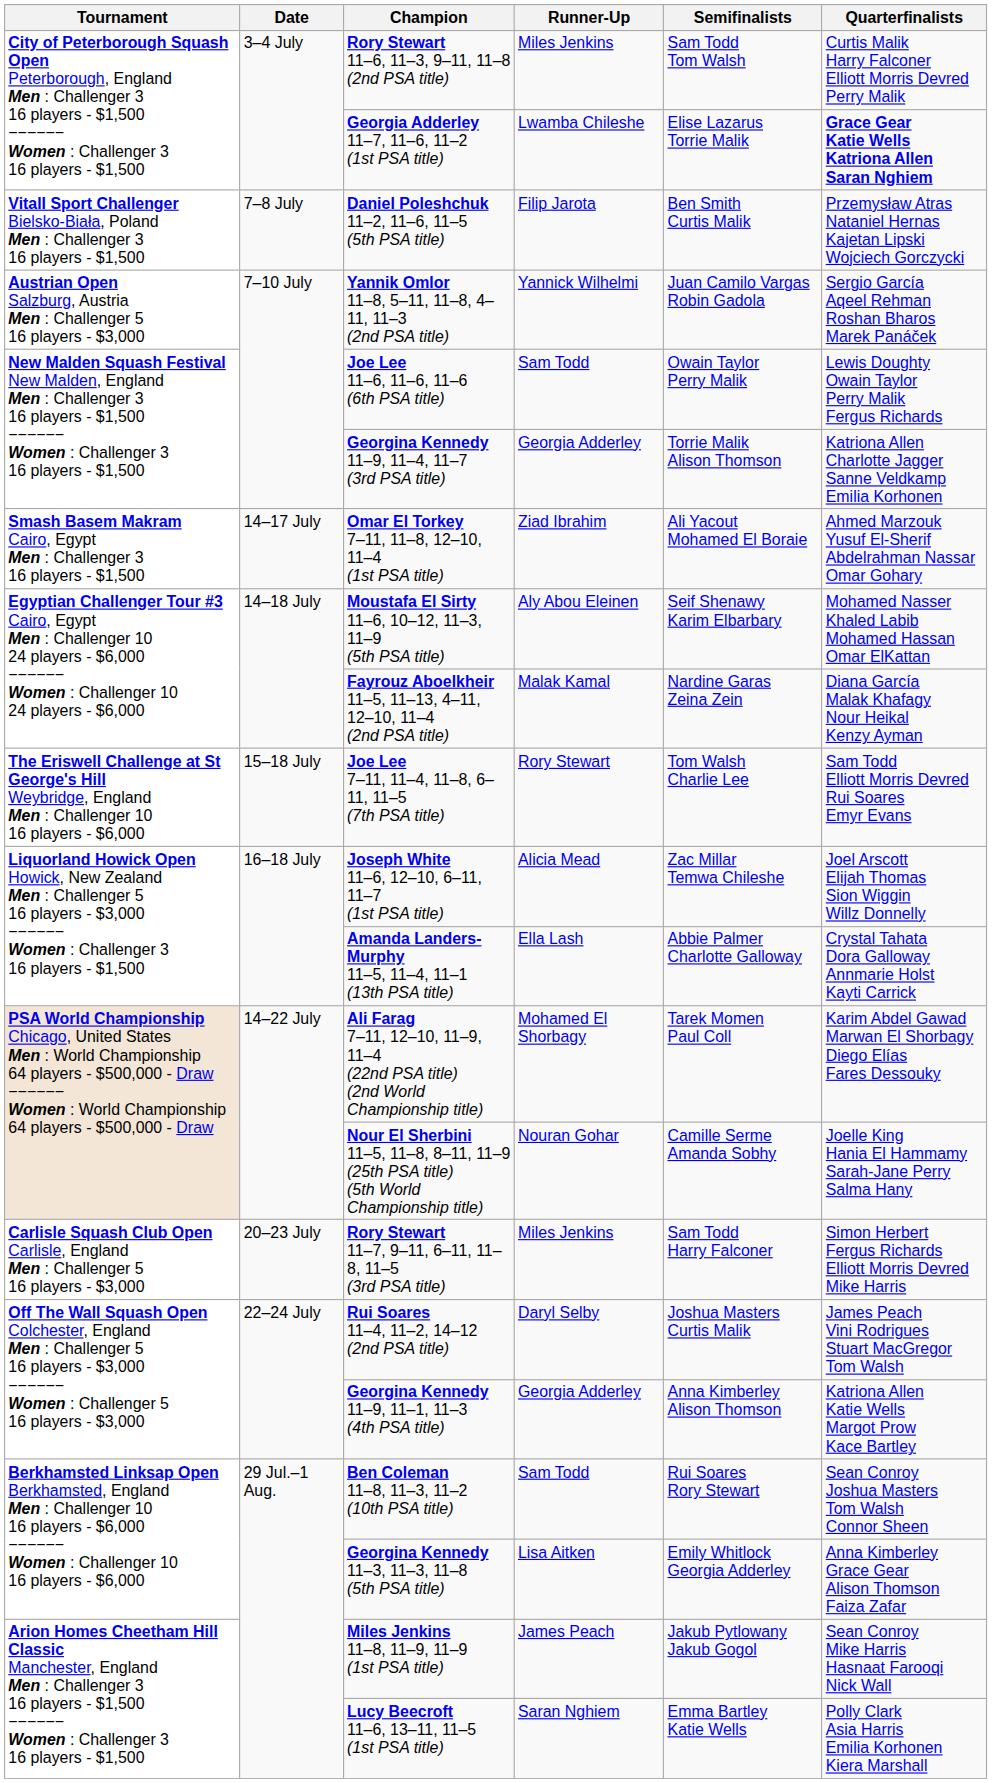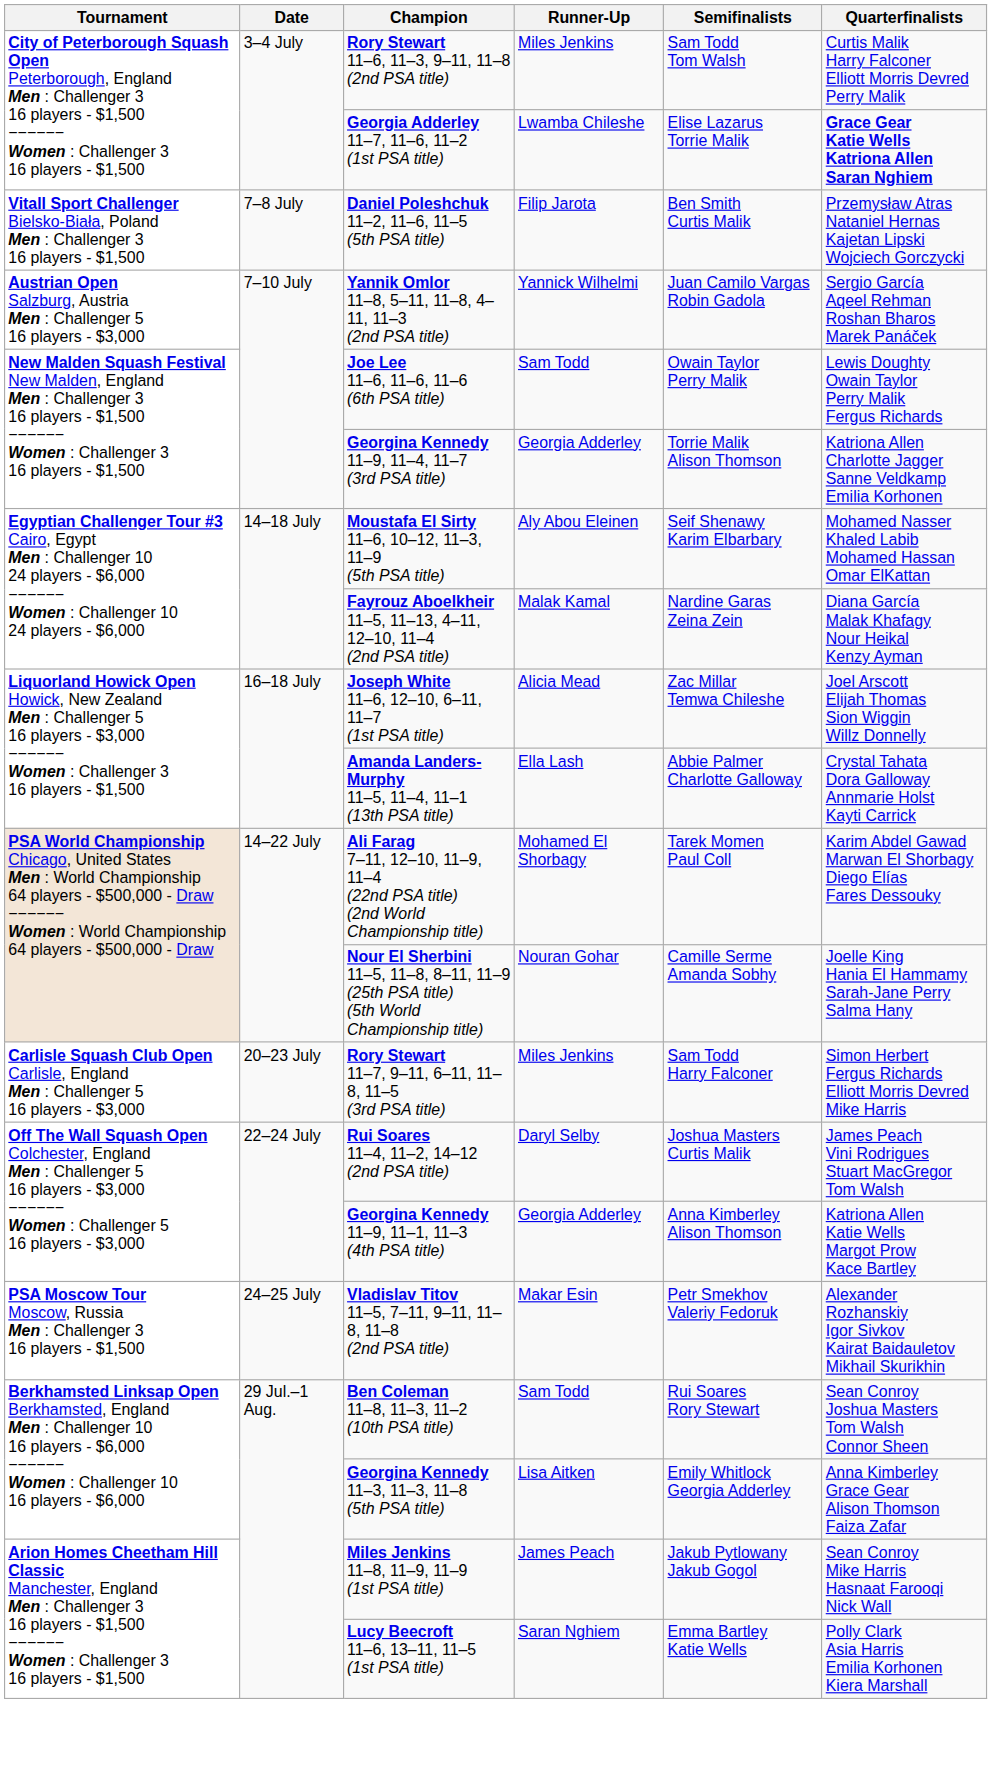- row: (414, 549)
- row: (420, 788)
+ row: (424, 1321)
